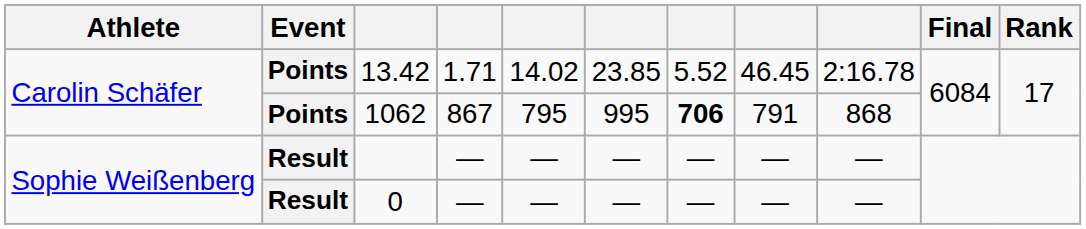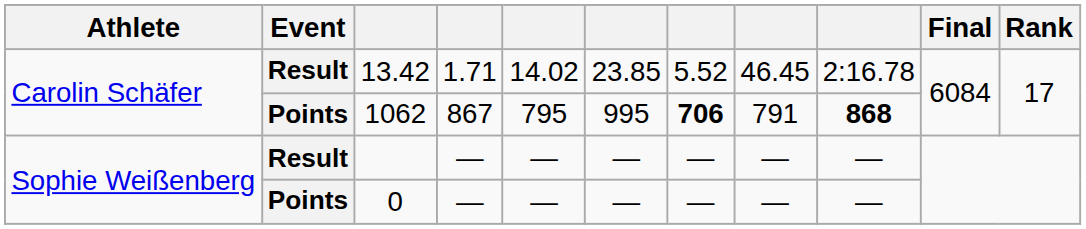(308, 71) Points -> (308, 71) Result
(869, 115) normal -> (869, 115) bold
(308, 202) Result -> (308, 202) Points
